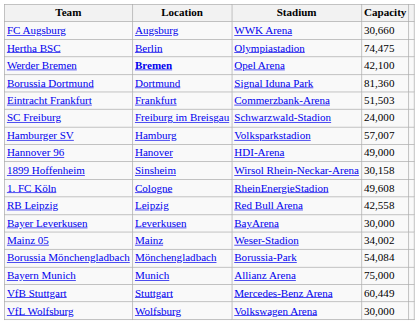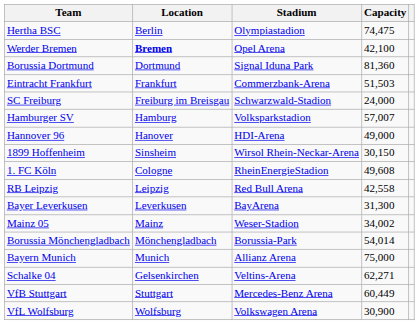- row: (36, 30)
(379, 170) 30,158 -> (379, 153) 30,150
(379, 223) 30,000 -> (379, 205) 31,300
(379, 258) 54,084 -> (379, 240) 54,014
+ row: (31, 275)
(379, 310) 30,000 -> (379, 310) 30,900
